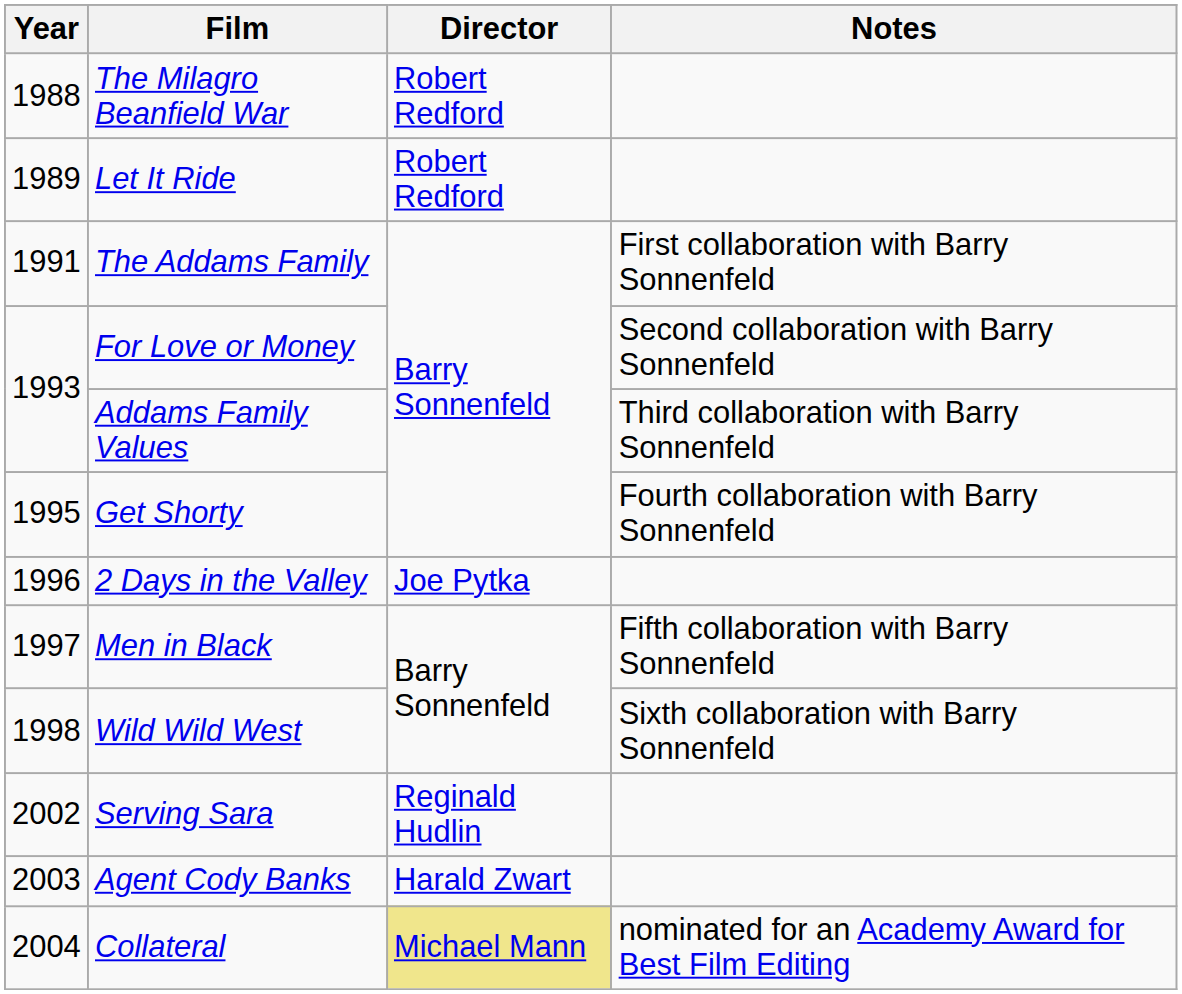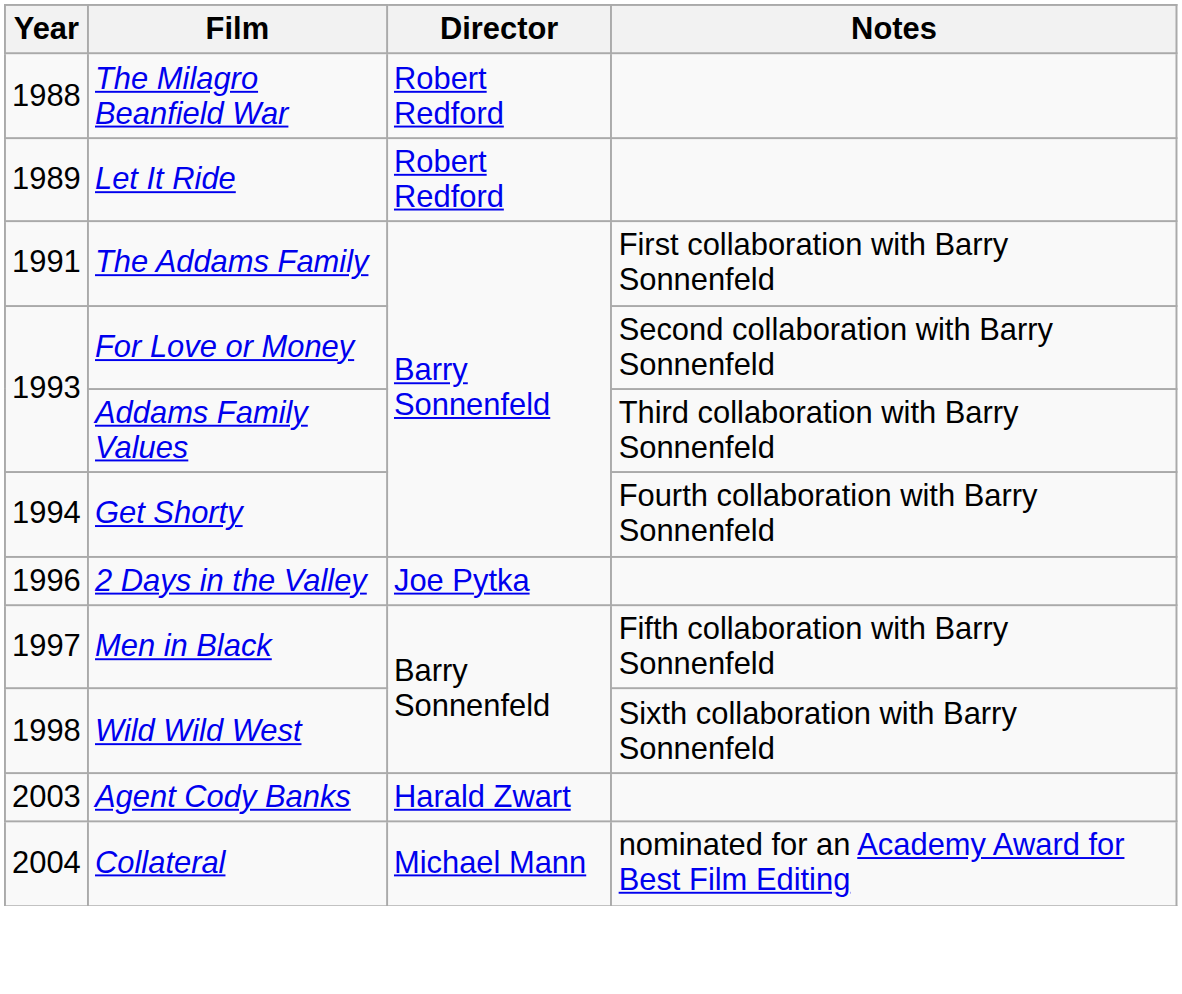(46, 513) 1995 -> (46, 513) 1994
- row: (184, 814)
(490, 946) khaki background -> (490, 862) no background
